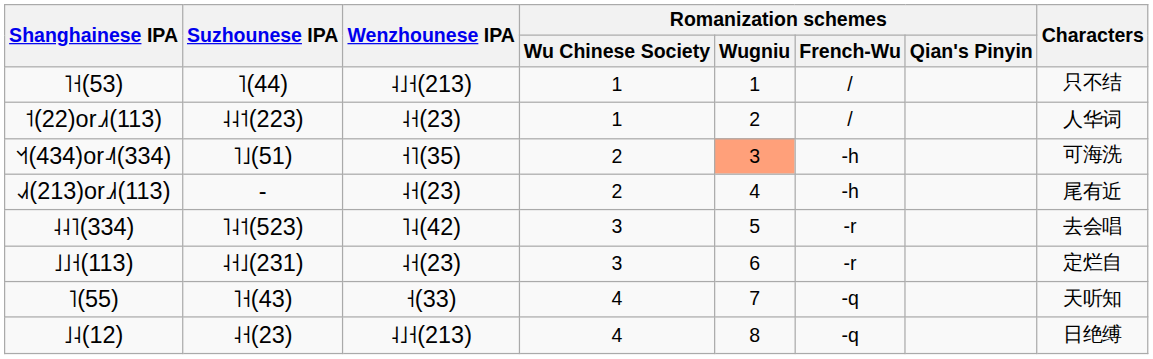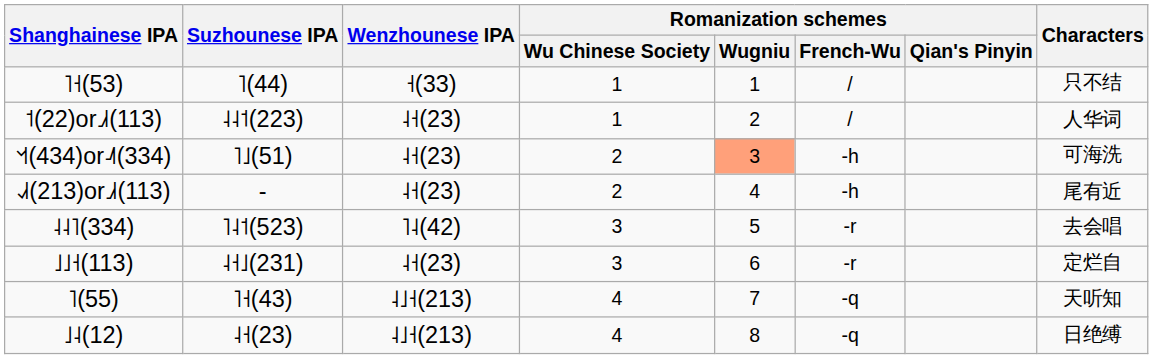(431, 84) ˨˩˧(213) -> (431, 84) ˧(33)
(431, 156) ˧˥(35) -> (431, 156) ˨˧(23)
(431, 299) ˧(33) -> (431, 299) ˨˩˧(213)
